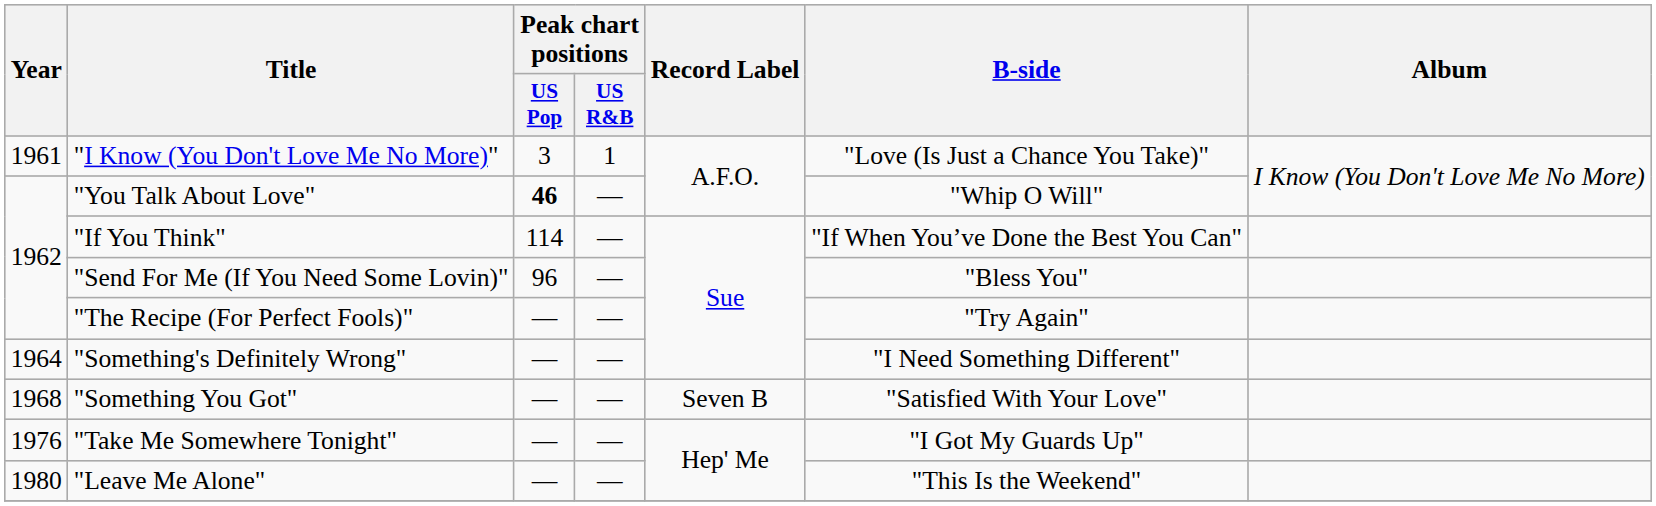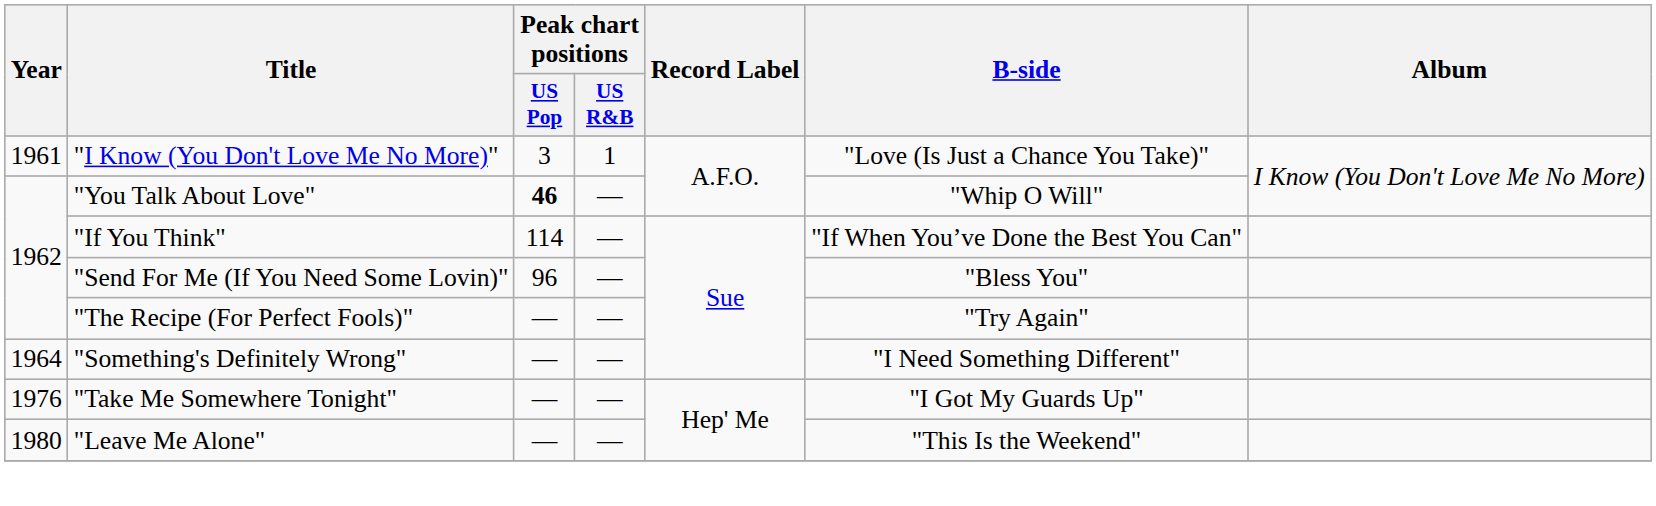- row: (186, 399)
